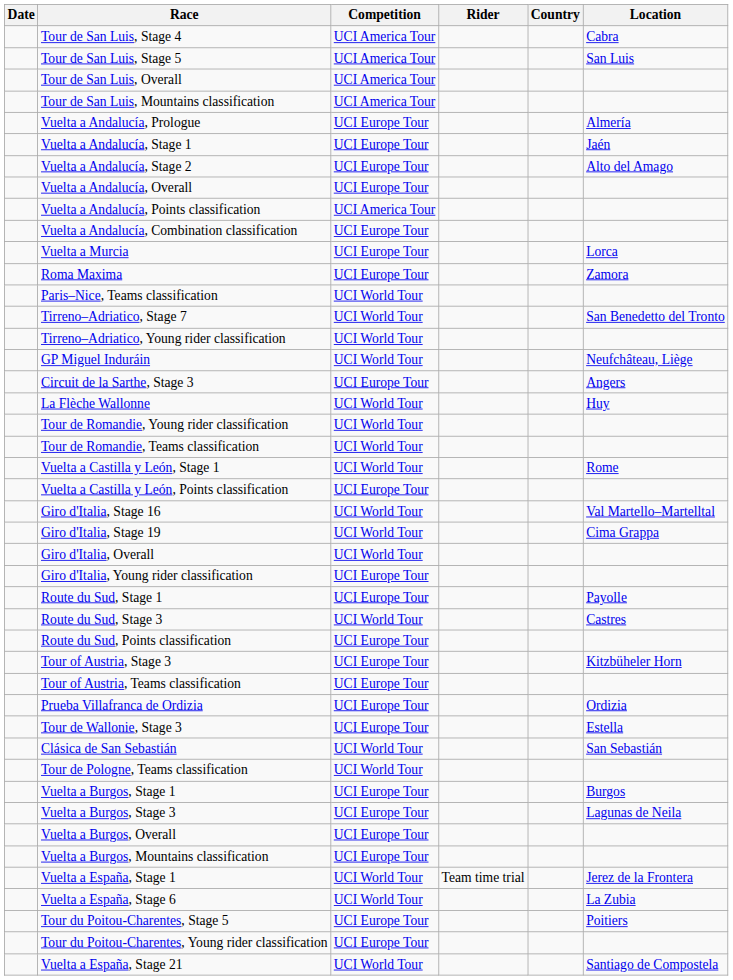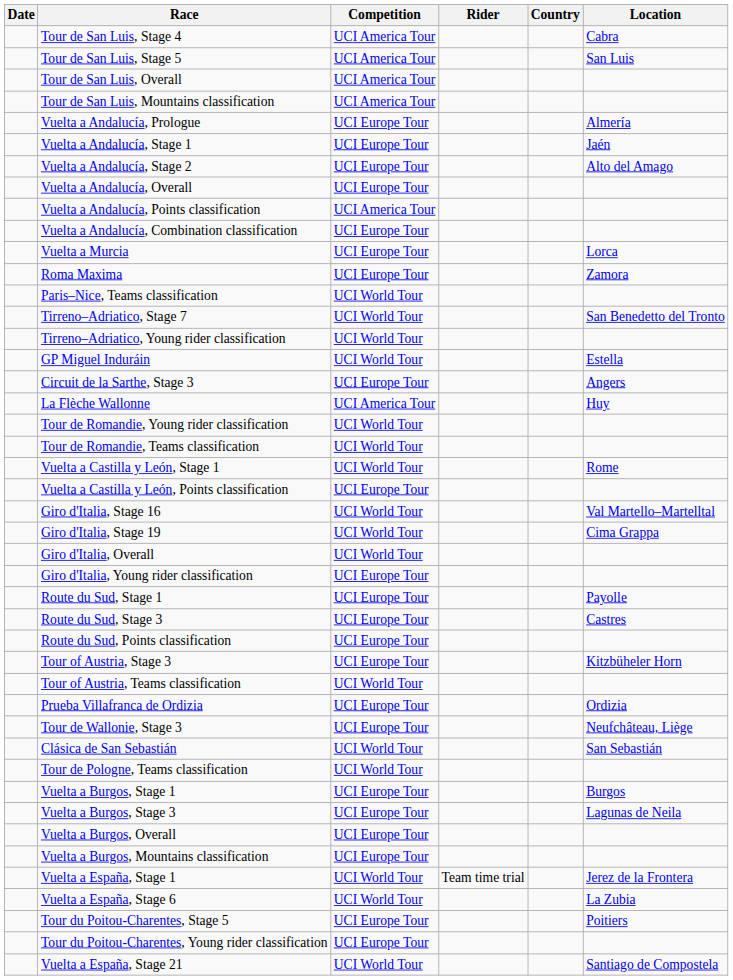(639, 360) Neufchâteau, Liège -> (605, 360) Estella
(378, 403) UCI World Tour -> (385, 403) UCI America Tour
(378, 619) UCI World Tour -> (381, 619) UCI Europe Tour
(381, 683) UCI Europe Tour -> (378, 683) UCI World Tour
(605, 727) Estella -> (639, 727) Neufchâteau, Liège
